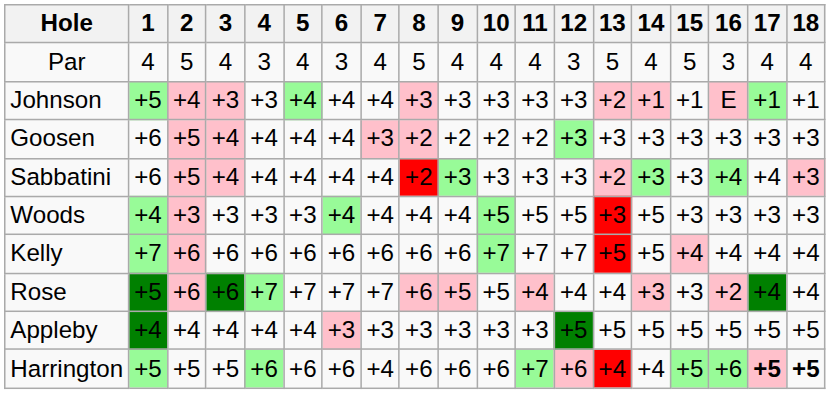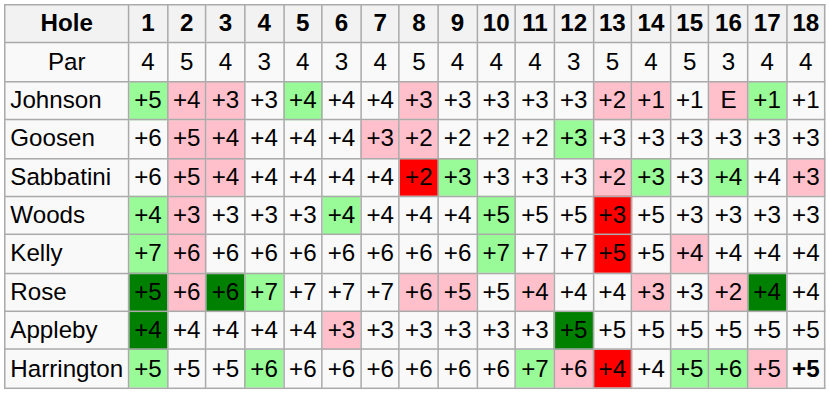(380, 368) +4 -> (380, 368) +6
(767, 368) bold -> (767, 368) normal
